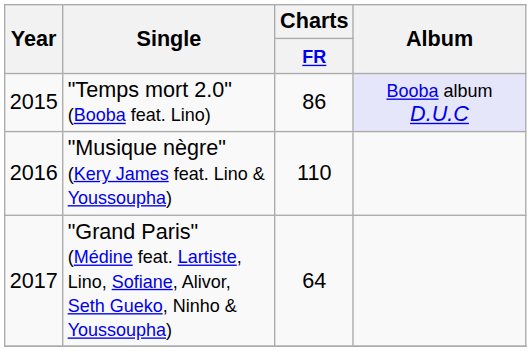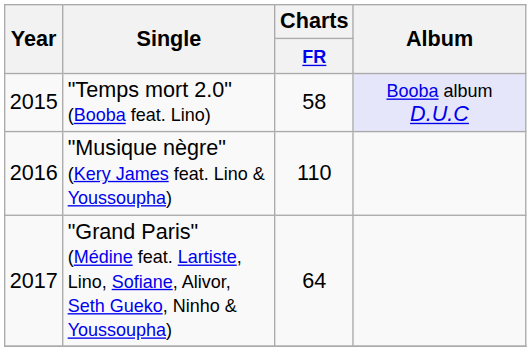(314, 102) 86 -> (314, 102) 58
